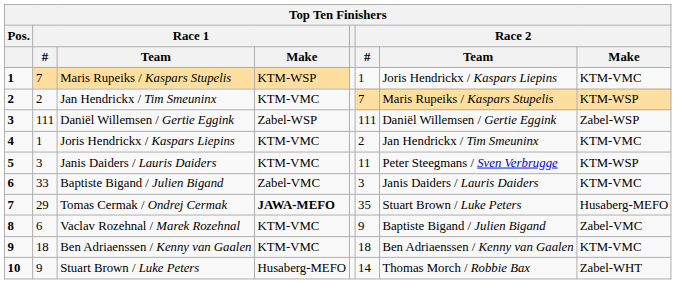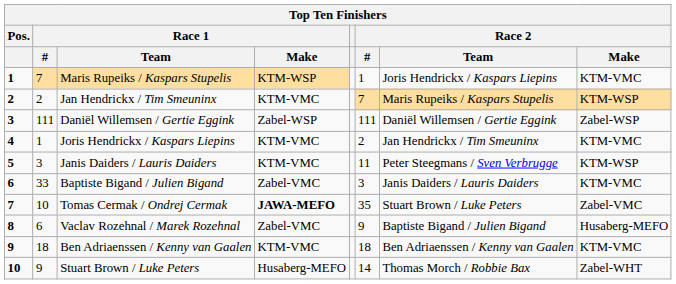(42, 204) 29 -> (42, 204) 10
(624, 204) Husaberg-MEFO -> (611, 204) Zabel-VMC
(288, 225) KTM-VMC -> (289, 225) Zabel-VMC
(611, 225) Zabel-VMC -> (624, 225) Husaberg-MEFO
